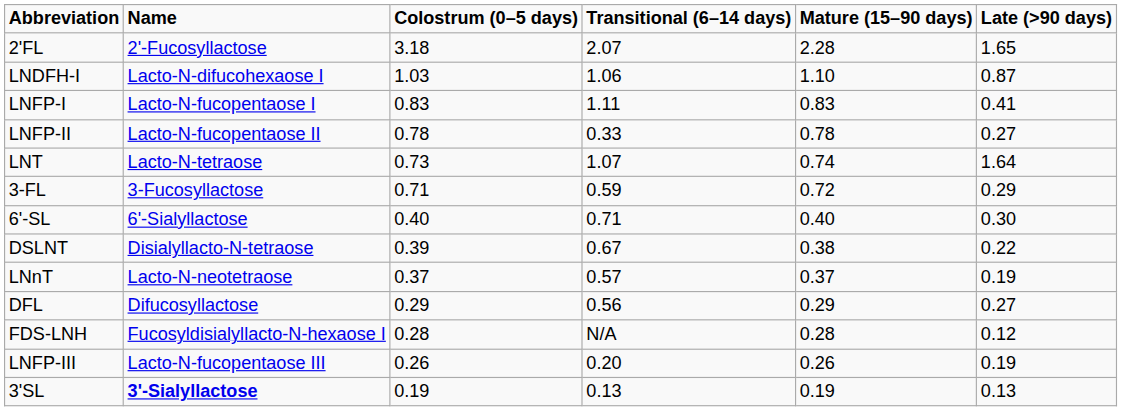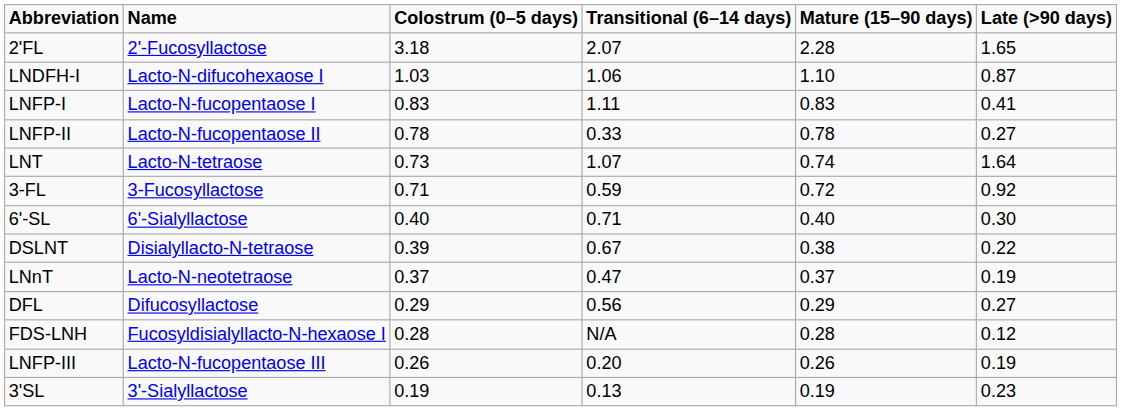(998, 190) 0.29 -> (998, 190) 0.92
(604, 276) 0.57 -> (604, 276) 0.47
(193, 391) bold -> (188, 391) normal
(998, 391) 0.13 -> (998, 391) 0.23
